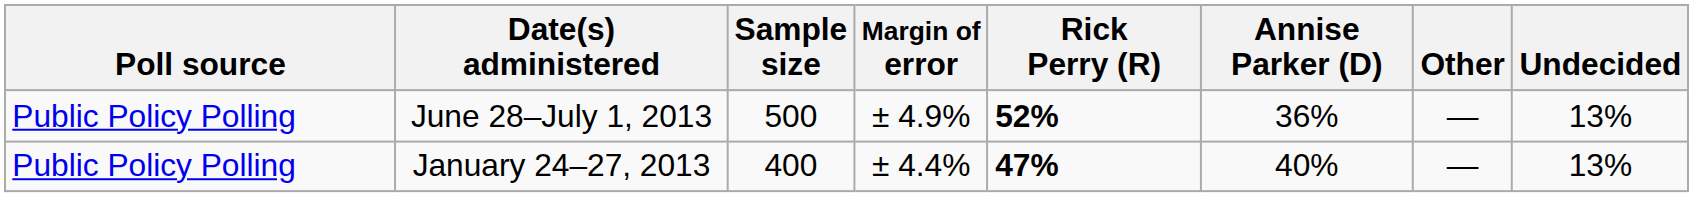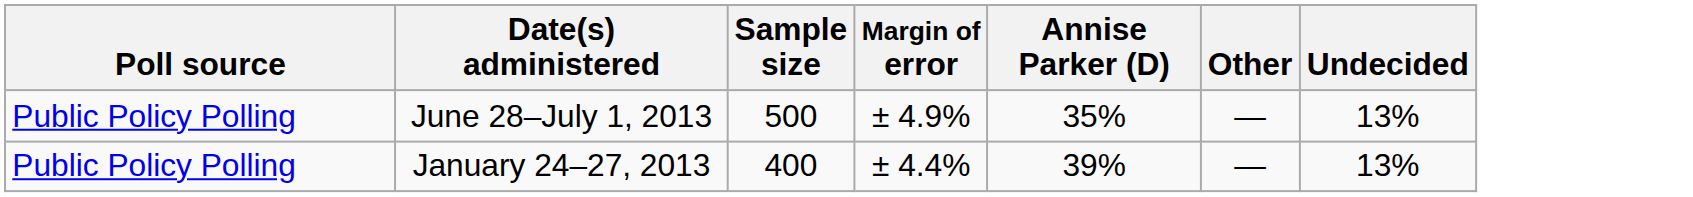- column: (1094, 47)
(1307, 115) 36% -> (1094, 115) 35%
(1307, 165) 40% -> (1094, 165) 39%
